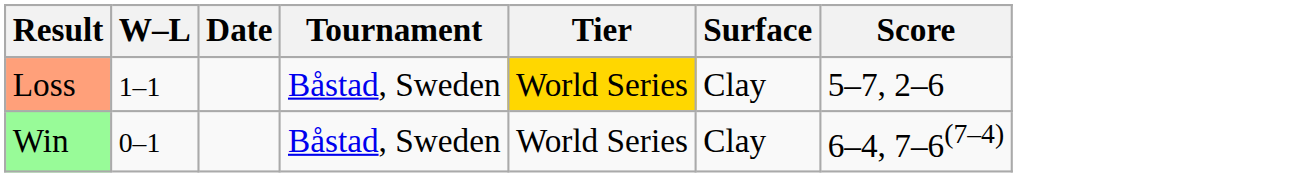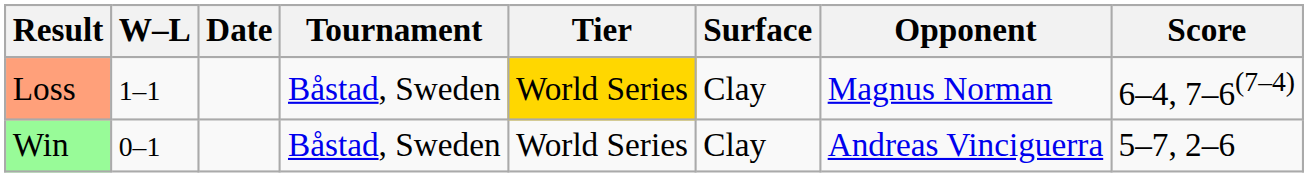+ column: (965, 30)
(886, 83) 5–7, 2–6 -> (1207, 88) 6–4, 7–6(7–4)
(916, 140) 6–4, 7–6(7–4) -> (1177, 145) 5–7, 2–6
